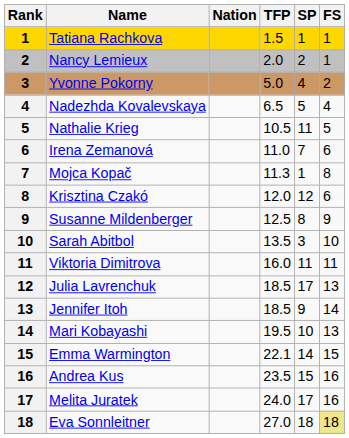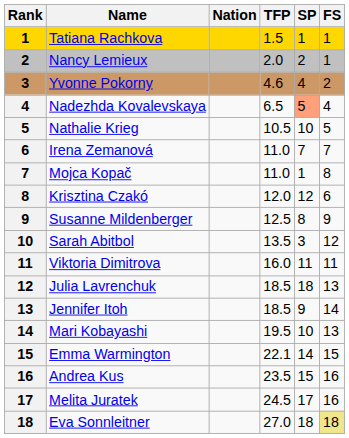(273, 83) 5.0 -> (273, 83) 4.6
(302, 106) no background -> (302, 106) lightsalmon background
(305, 128) 11 -> (305, 128) 10
(327, 151) 6 -> (327, 151) 7
(277, 173) 11.3 -> (277, 173) 11.0
(331, 241) 10 -> (331, 241) 12
(305, 286) 17 -> (305, 286) 18
(277, 399) 24.0 -> (277, 399) 24.5
